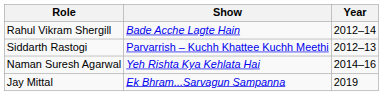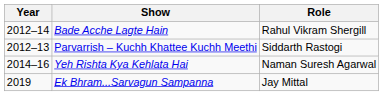columns swapped: (355, 13) <-> (64, 13)
